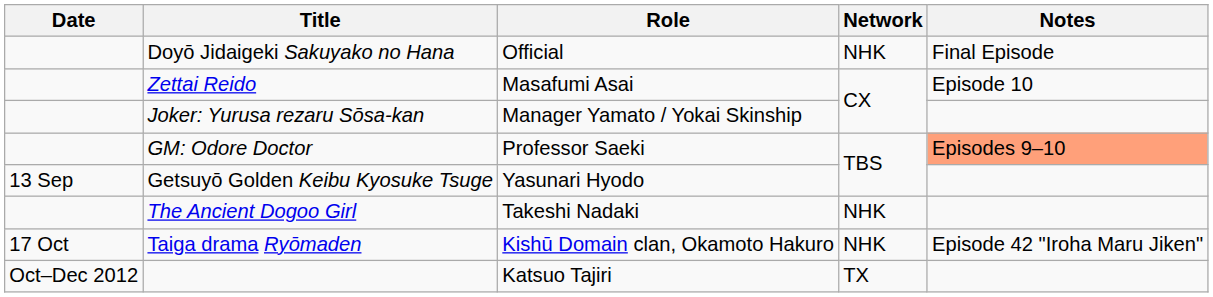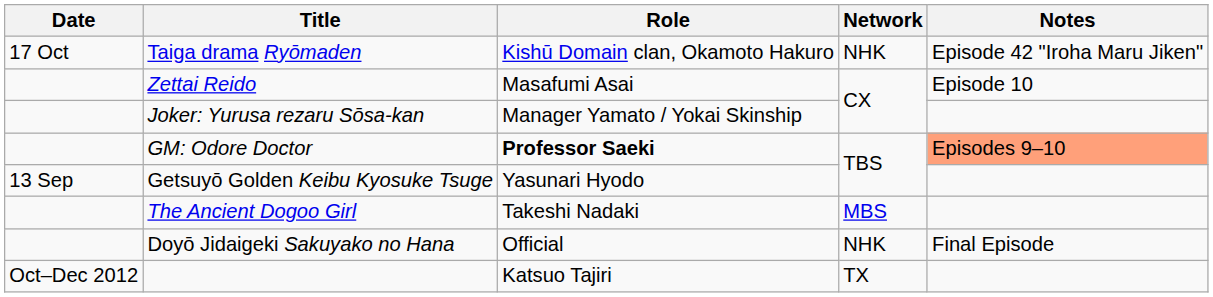rows swapped: (301, 52) <-> (254, 244)
(573, 148) normal -> (579, 148) bold
(865, 212) NHK -> (865, 212) MBS
